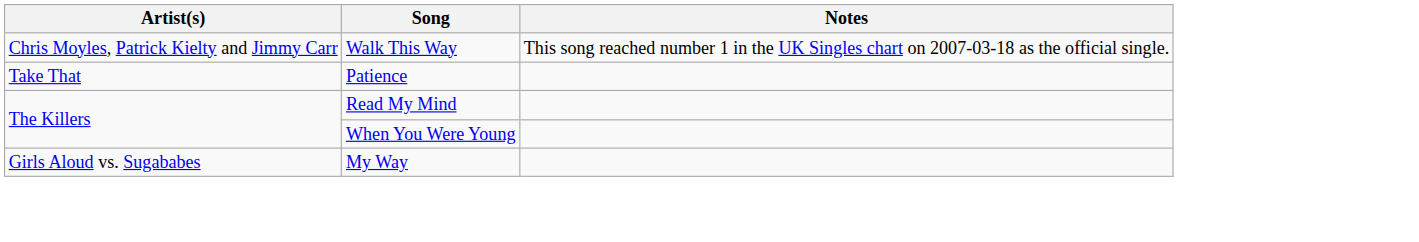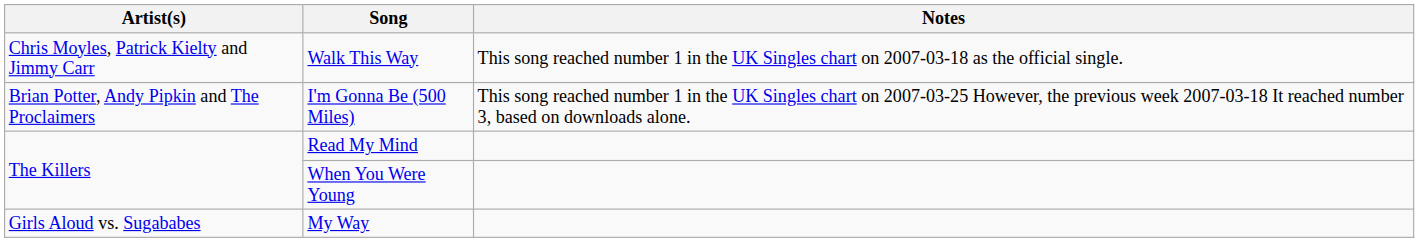+ row: (377, 106)
- row: (377, 76)
